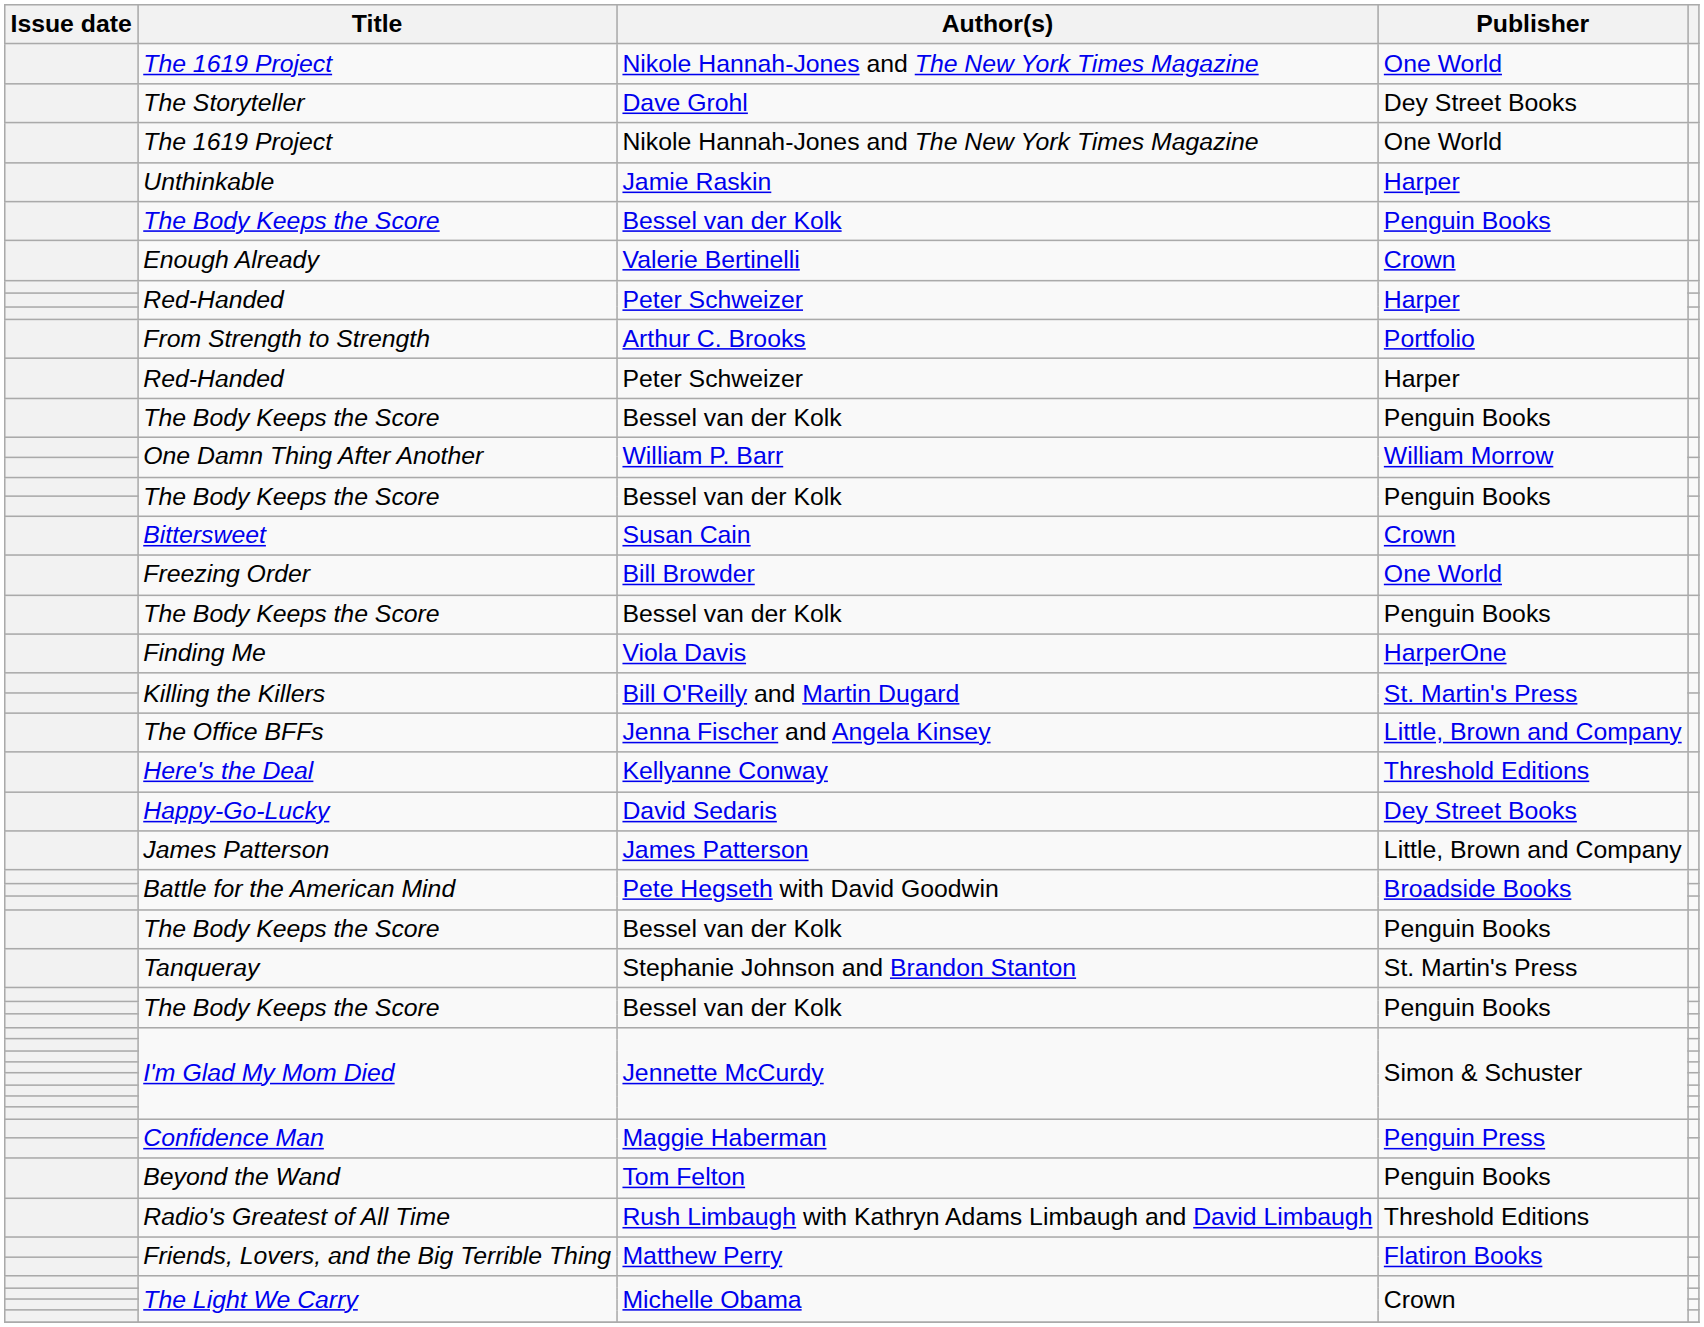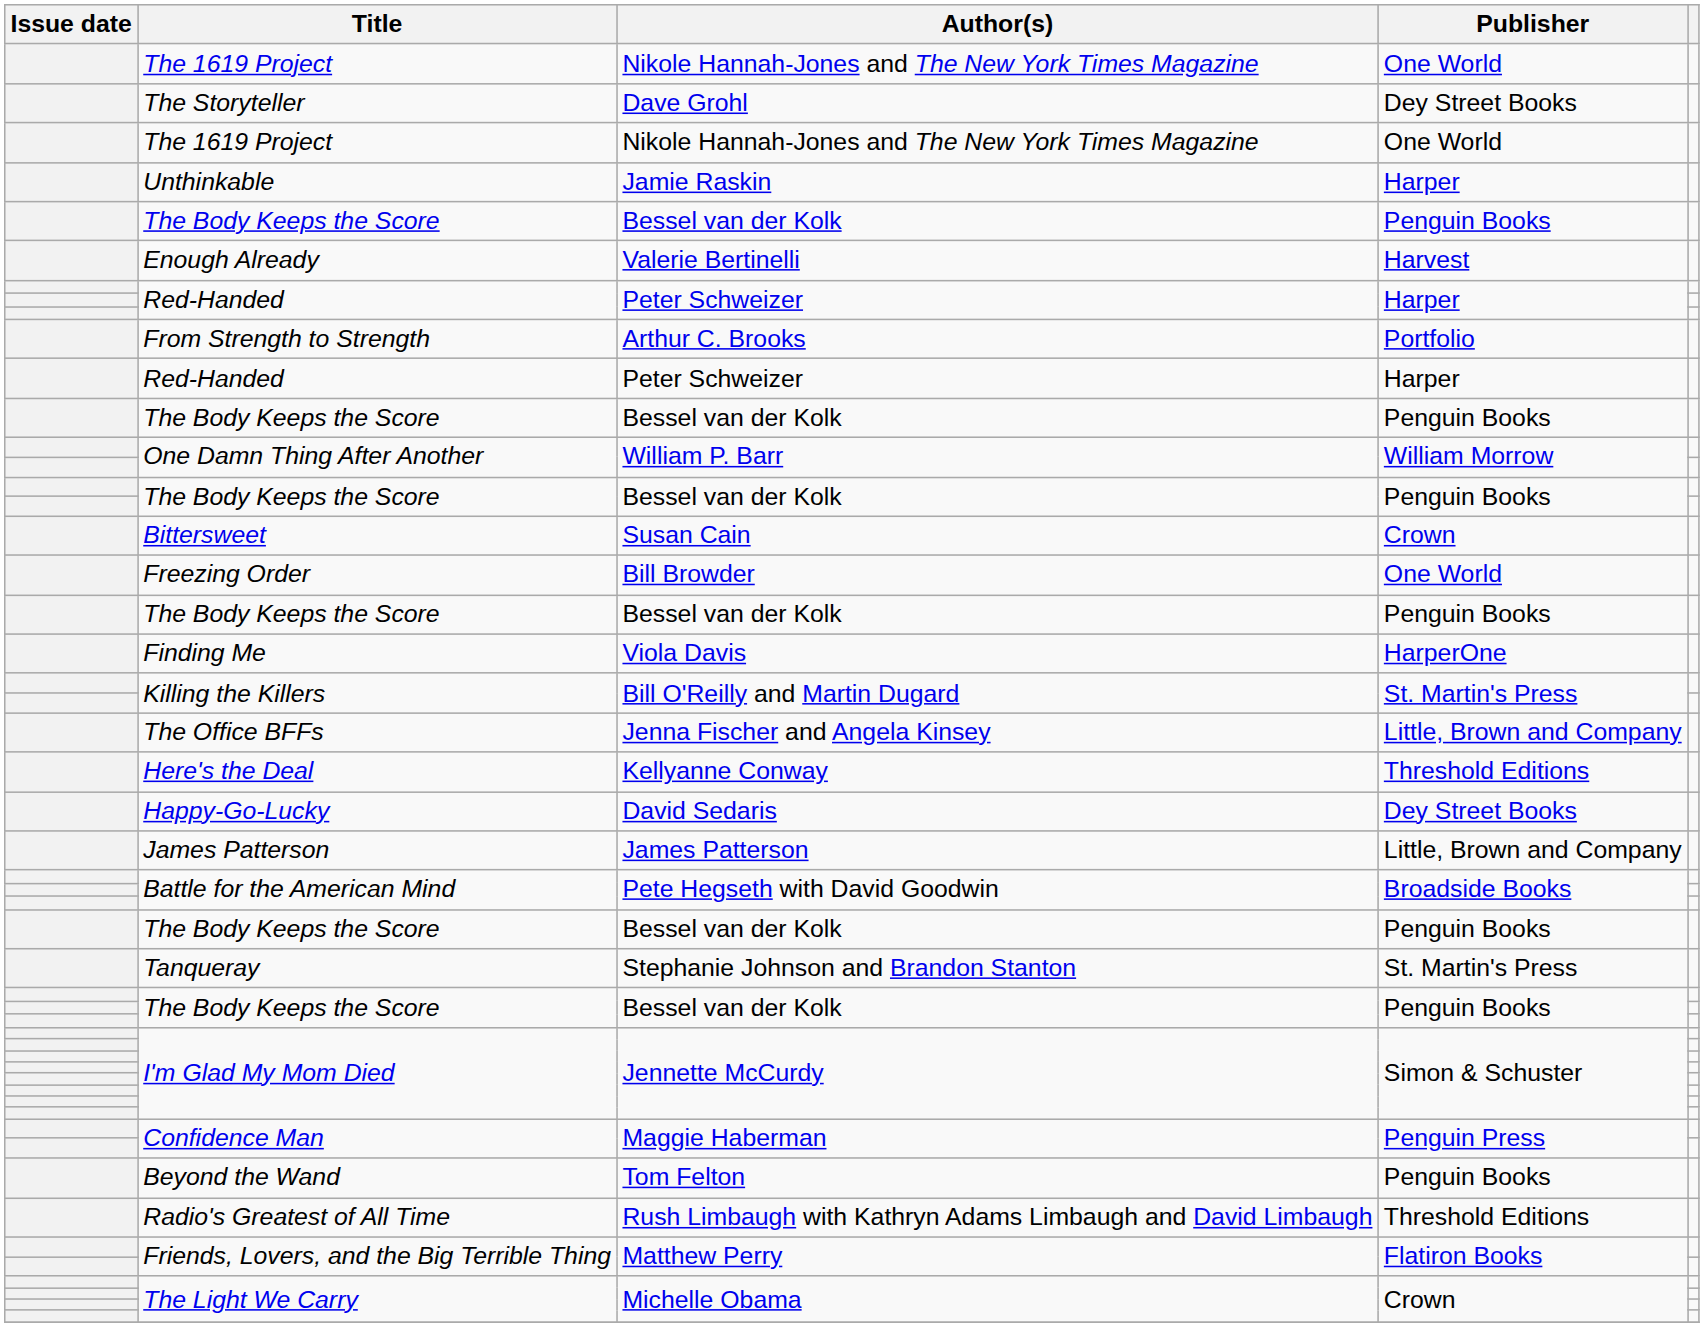(1420, 260) Crown -> (1427, 260) Harvest
